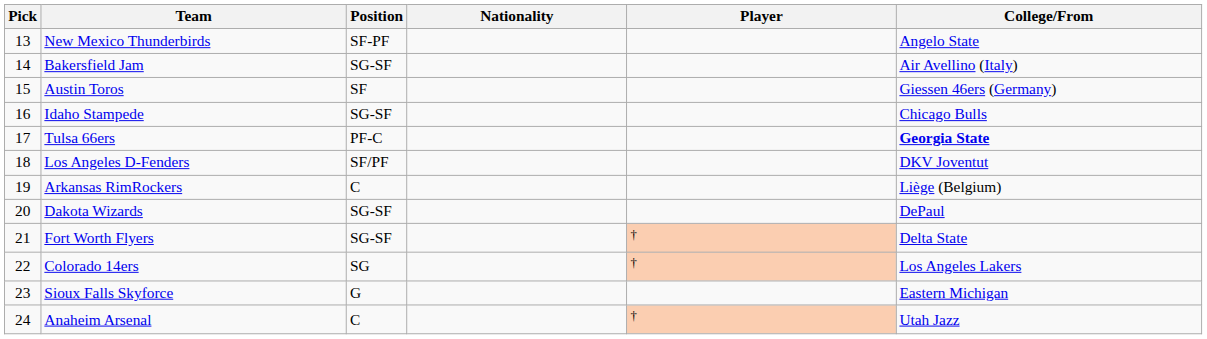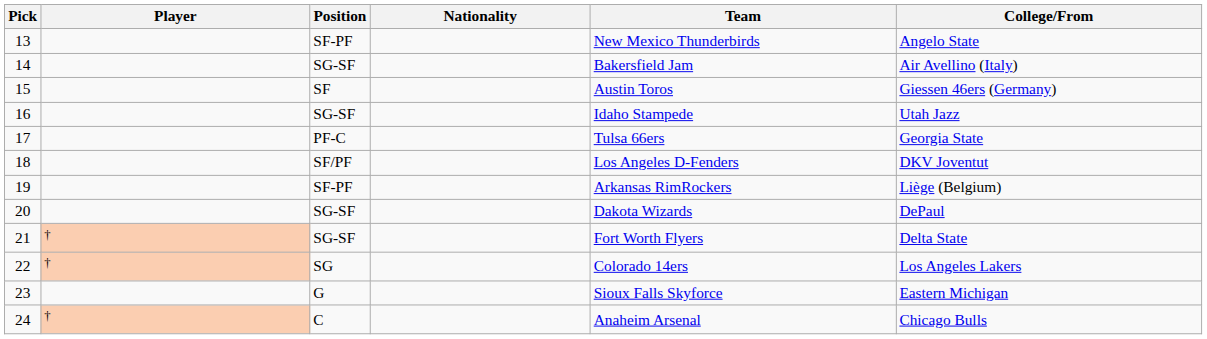columns swapped: (761, 16) <-> (194, 16)
(943, 114) Chicago Bulls -> (929, 114) Utah Jazz
(944, 138) bold -> (941, 138) normal
(355, 187) C -> (333, 187) SF-PF
(929, 319) Utah Jazz -> (943, 319) Chicago Bulls
